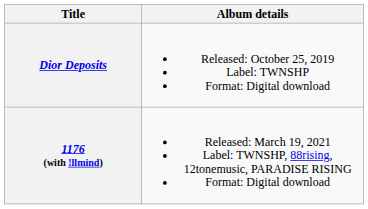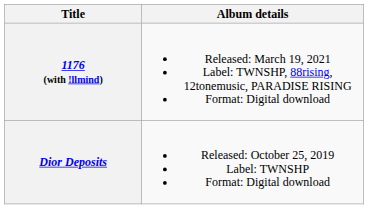rows swapped: (73, 65) <-> (73, 155)
